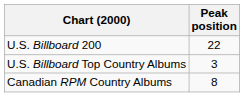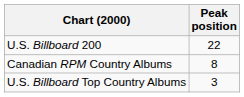rows swapped: (97, 63) <-> (90, 82)
